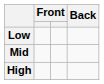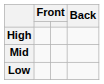rows swapped: (19, 70) <-> (19, 35)
